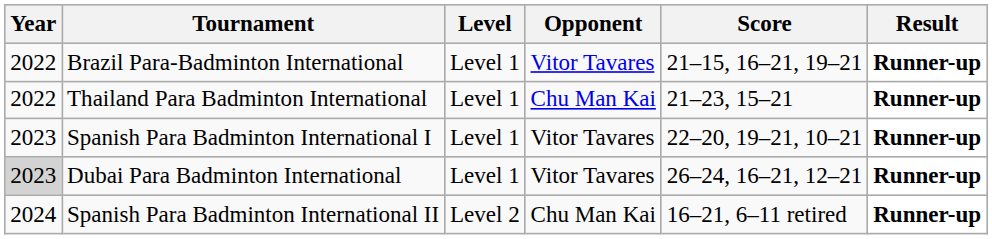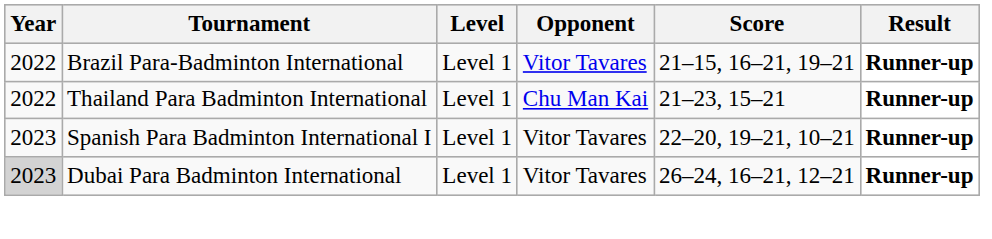- row: (253, 213)
